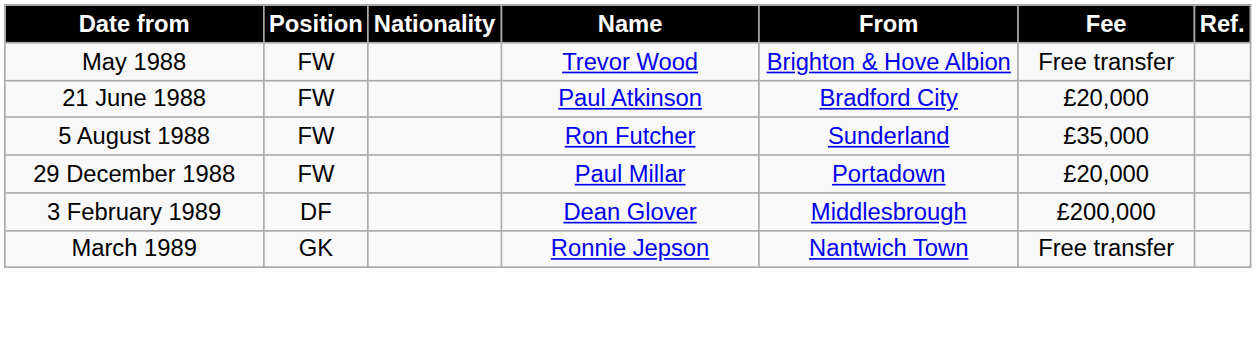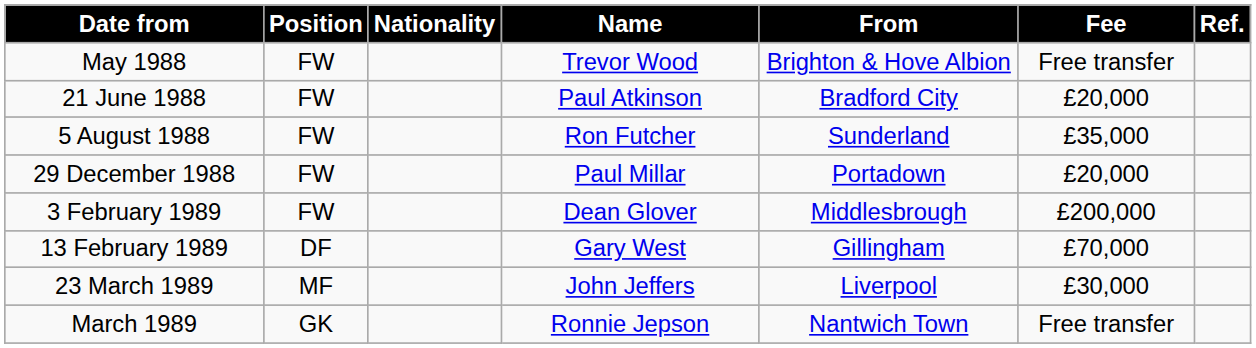(316, 212) DF -> (316, 212) FW
+ row: (134, 249)
+ row: (134, 287)
